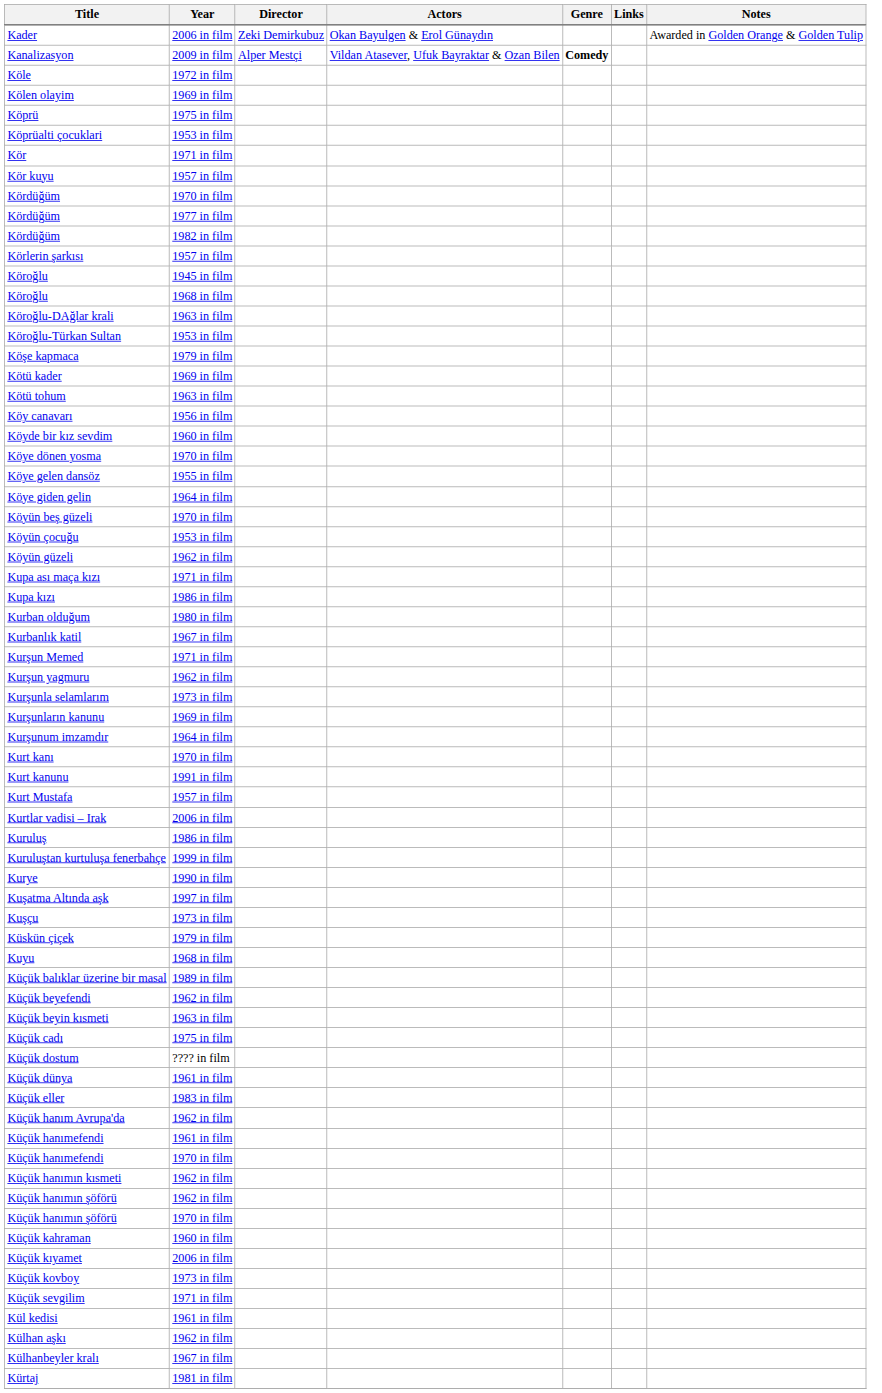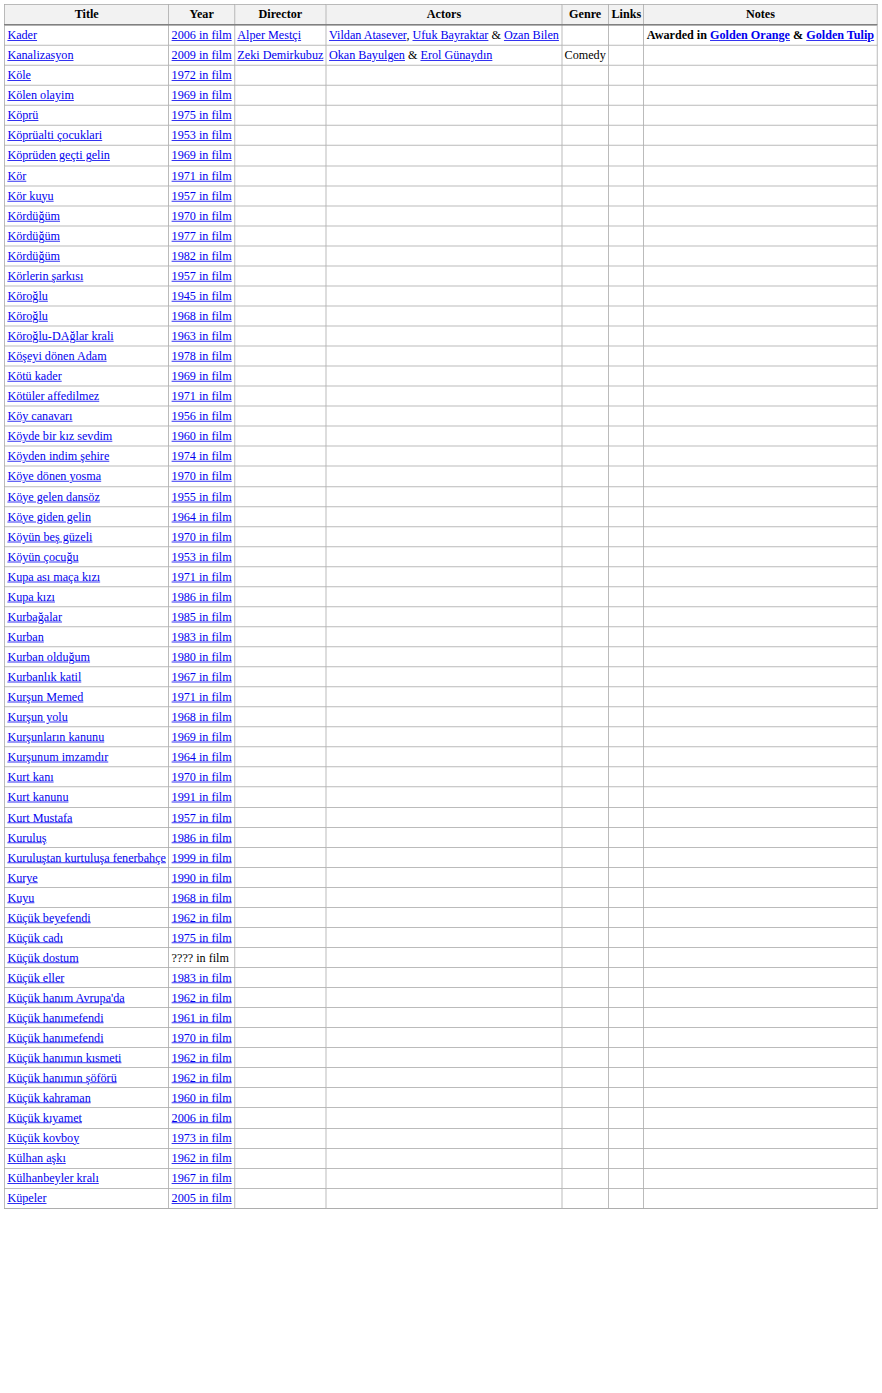(281, 35) Zeki Demirkubuz -> (269, 35) Alper Mestçi
(411, 35) Okan Bayulgen & Erol Günaydın -> (444, 35) Vildan Atasever, Ufuk Bayraktar & Ozan Bilen
(756, 35) normal -> (760, 35) bold
(270, 55) Alper Mestçi -> (280, 55) Zeki Demirkubuz
(445, 55) Vildan Atasever, Ufuk Bayraktar & Ozan Bilen -> (411, 55) Okan Bayulgen & Erol Günaydın
(587, 55) bold -> (585, 55) normal
+ row: (59, 155)
- row: (64, 336)
- row: (43, 356)
+ row: (57, 356)
- row: (37, 396)
+ row: (53, 396)
+ row: (58, 456)
- row: (40, 556)
+ row: (35, 616)
+ row: (26, 636)
- row: (48, 676)
+ row: (38, 717)
- row: (58, 697)
- row: (57, 817)
- row: (58, 897)
- row: (23, 917)
- row: (41, 937)
- row: (87, 977)
- row: (58, 1017)
- row: (40, 1077)
- row: (62, 1218)
- row: (46, 1298)
- row: (33, 1318)
+ row: (27, 1198)
- row: (23, 1378)
